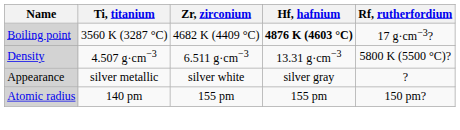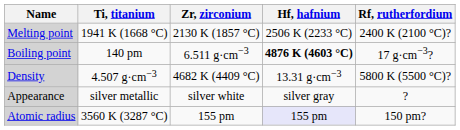+ row: (40, 33)
(124, 34) 3560 K (3287 °C) -> (124, 53) 140 pm
(216, 34) 4682 K (4409 °C) -> (216, 53) 6.511 g·cm−3
(216, 56) 6.511 g·cm−3 -> (216, 75) 4682 K (4409 °C)
(124, 96) 140 pm -> (124, 115) 3560 K (3287 °C)
(309, 96) no background -> (309, 115) lavender background
